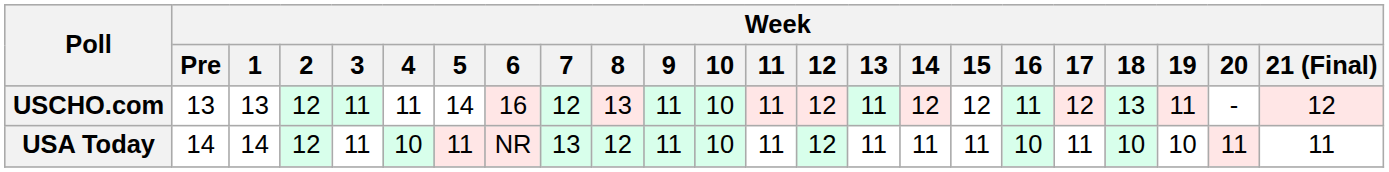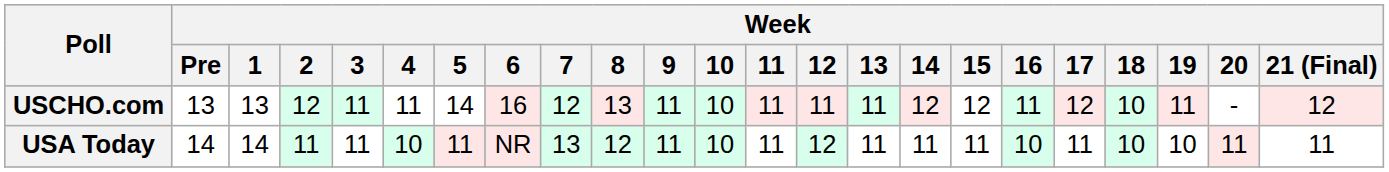(822, 105) 12 -> (822, 105) 11
(1131, 105) 13 -> (1131, 105) 10
(306, 145) 12 -> (306, 145) 11
